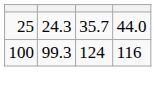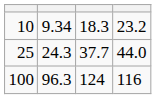+ row: (25, 25)
(94, 25) 35.7 -> (94, 52) 37.7
(57, 52) 99.3 -> (57, 79) 96.3
